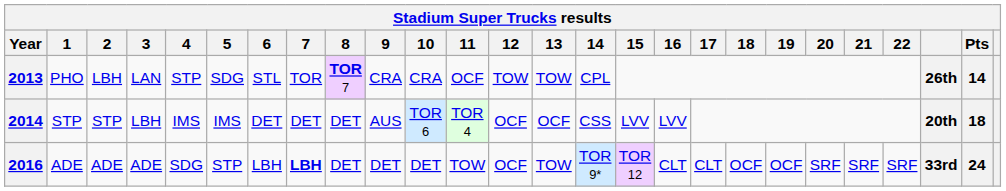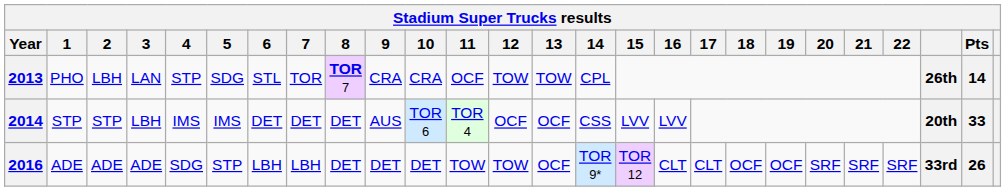(977, 121) 18 -> (977, 121) 33
(306, 165) bold -> (306, 165) normal
(511, 165) OCF -> (511, 165) TOW
(554, 165) TOW -> (554, 165) OCF
(977, 165) 24 -> (977, 165) 26
